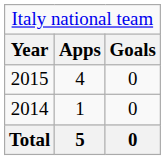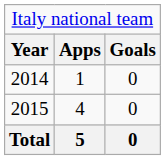rows swapped: (30, 109) <-> (30, 79)
